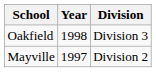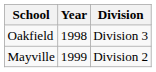(74, 56) 1997 -> (74, 56) 1999
